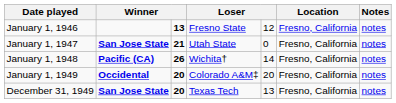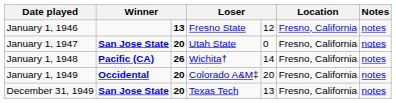(179, 43) 21 -> (179, 43) 20
